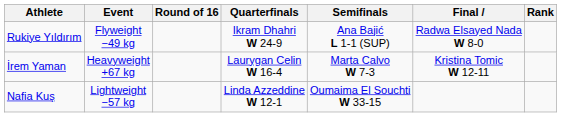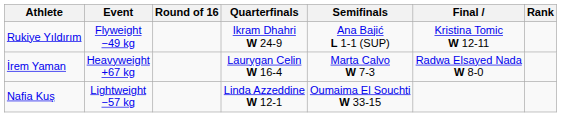(469, 36) Radwa Elsayed Nada W 8-0 -> (469, 36) Kristina Tomic W 12-11
(469, 66) Kristina Tomic W 12-11 -> (469, 66) Radwa Elsayed Nada W 8-0
